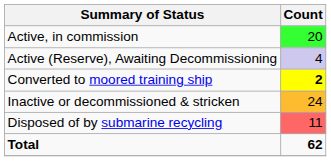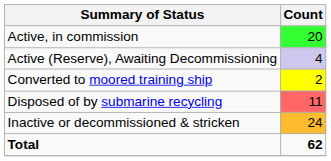(319, 79) bold -> (319, 79) normal
rows swapped: (124, 101) <-> (115, 123)
